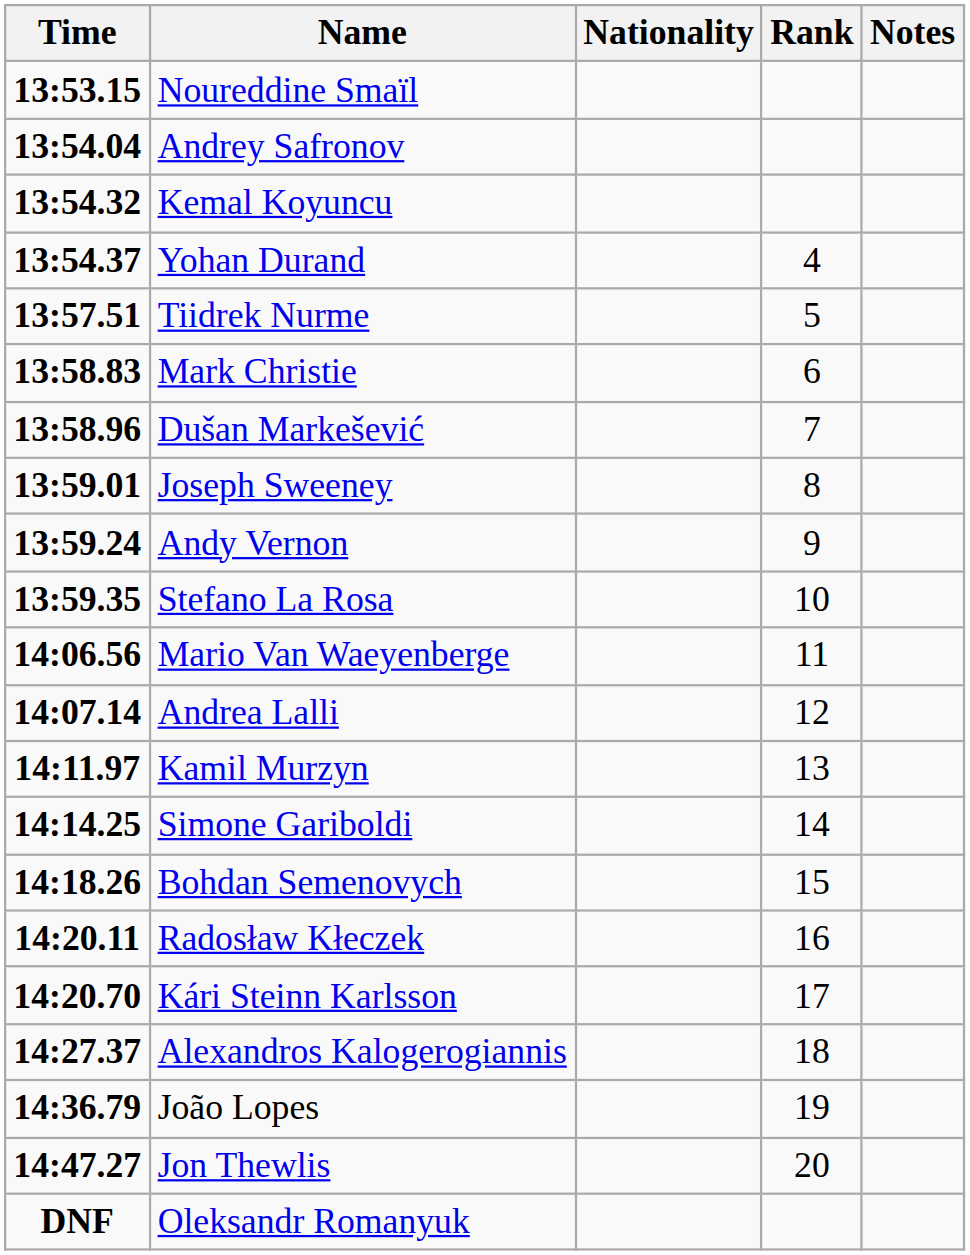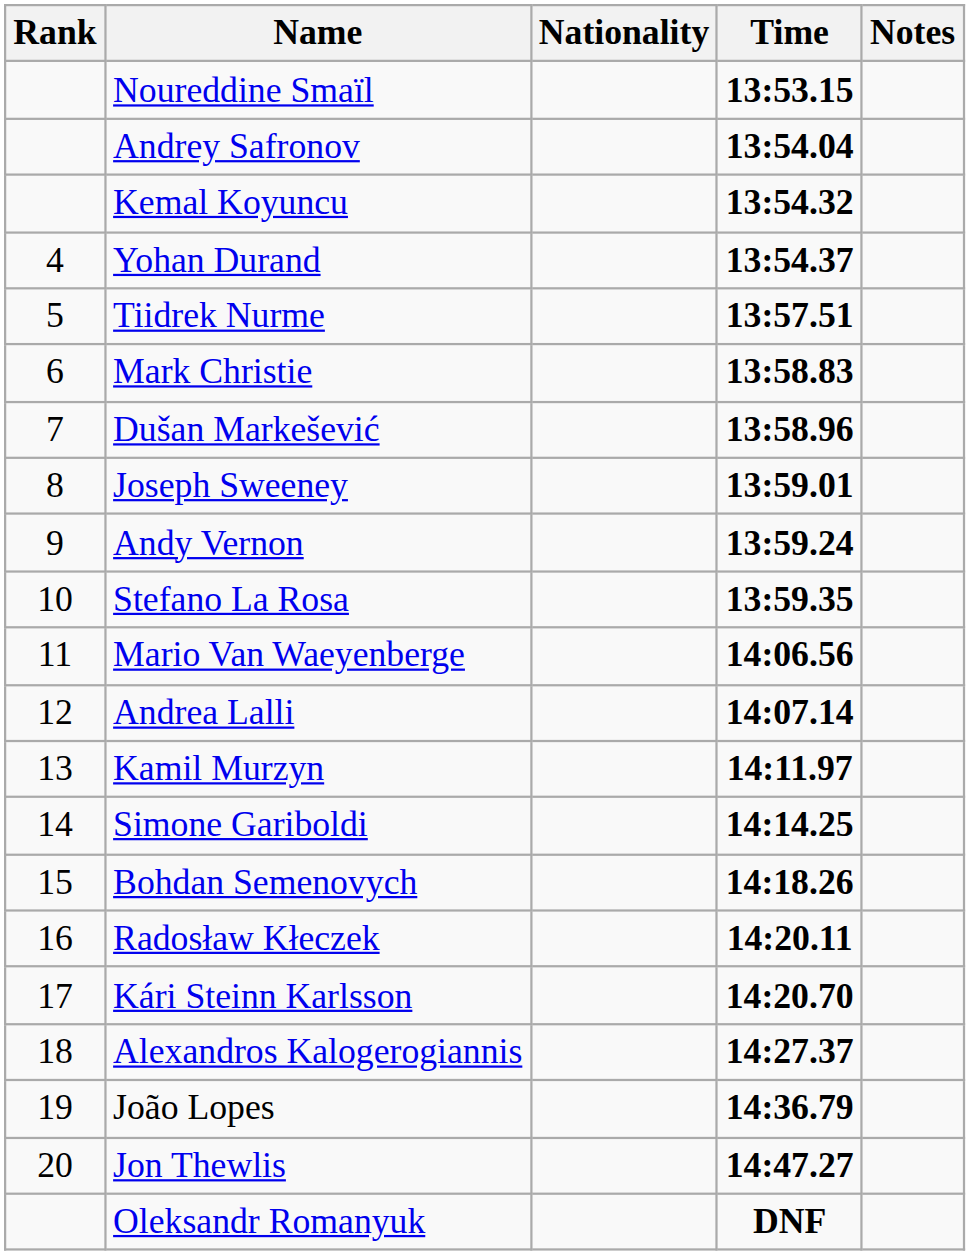columns swapped: (812, 32) <-> (77, 32)
